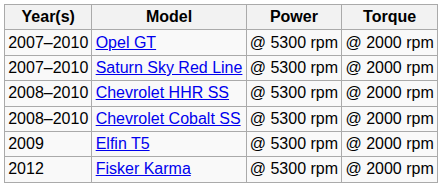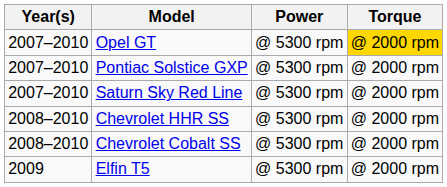(390, 42) no background -> (395, 42) gold background
+ row: (172, 67)
- row: (143, 169)
